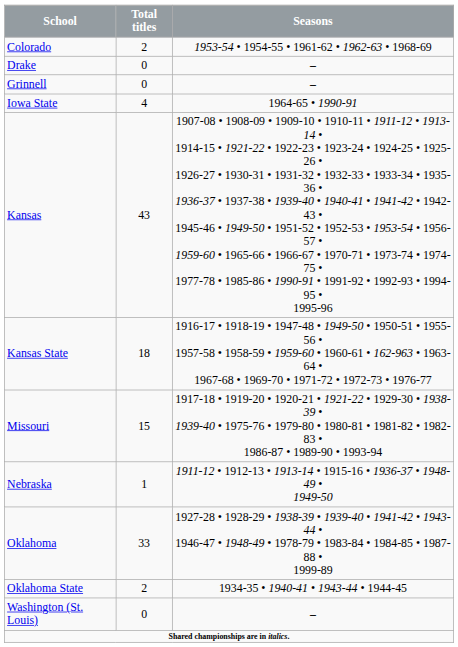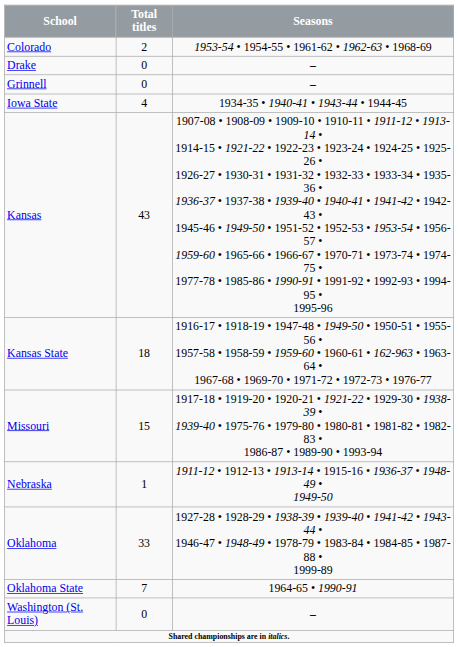(313, 103) 1964-65 • 1990-91 -> (313, 103) 1934-35 • 1940-41 • 1943-44 • 1944-45
(144, 588) 2 -> (144, 588) 7
(313, 588) 1934-35 • 1940-41 • 1943-44 • 1944-45 -> (313, 588) 1964-65 • 1990-91
